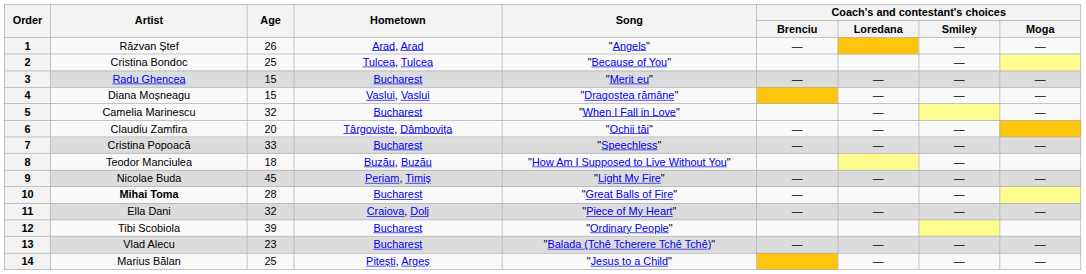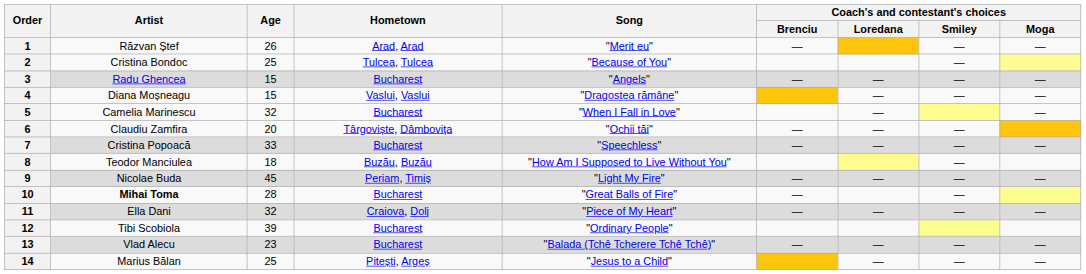(629, 46) "Angels" -> (629, 46) "Merit eu"
(629, 79) "Merit eu" -> (629, 79) "Angels"
